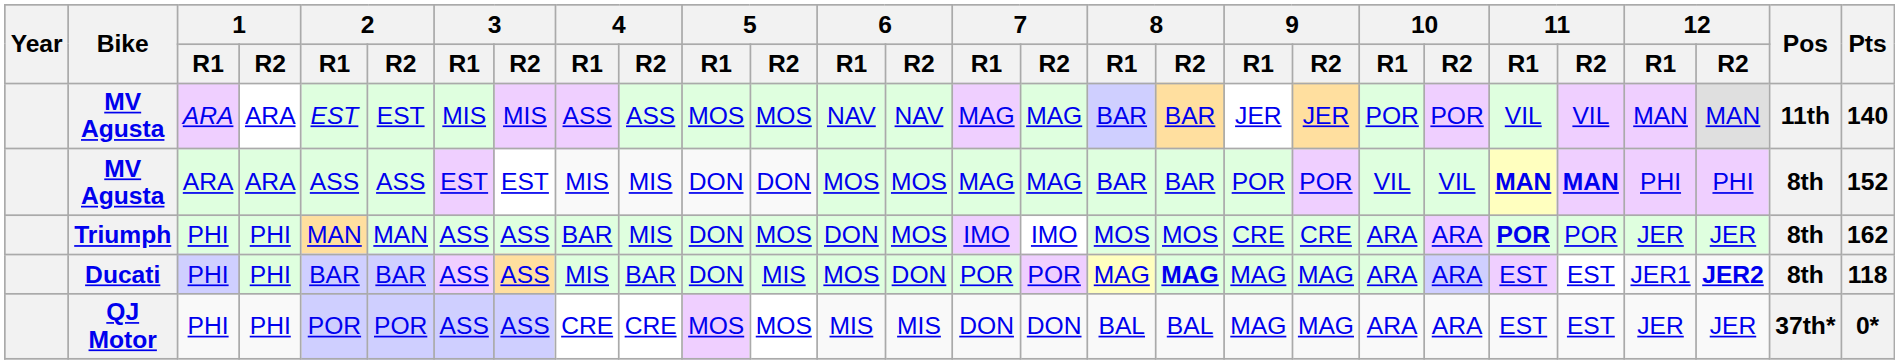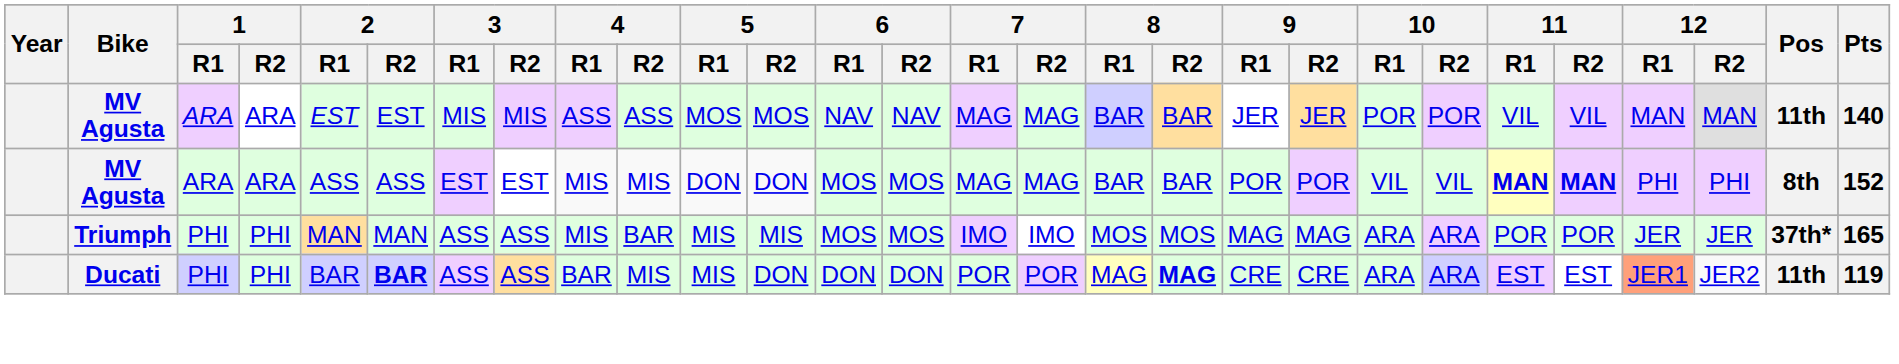(587, 235) BAR -> (586, 235) MIS
(651, 235) MIS -> (649, 235) BAR
(716, 235) DON -> (713, 235) MIS
(784, 235) MOS -> (781, 235) MIS
(851, 235) DON -> (849, 235) MOS
(1258, 235) CRE -> (1256, 235) MAG
(1326, 235) CRE -> (1323, 235) MAG
(1523, 235) bold -> (1521, 235) normal
(1805, 235) 8th -> (1801, 235) 37th*
(1868, 235) 162 -> (1863, 235) 165
(401, 274) normal -> (401, 274) bold
(587, 274) MIS -> (586, 274) BAR
(651, 274) BAR -> (649, 274) MIS
(716, 274) DON -> (713, 274) MIS
(784, 274) MIS -> (781, 274) DON
(851, 274) MOS -> (849, 274) DON
(1258, 274) MAG -> (1256, 274) CRE
(1326, 274) MAG -> (1323, 274) CRE
(1661, 274) no background -> (1658, 274) lightsalmon background
(1733, 274) bold -> (1730, 274) normal
(1805, 274) 8th -> (1801, 274) 11th
(1868, 274) 118 -> (1863, 274) 119
- row: (123, 327)
